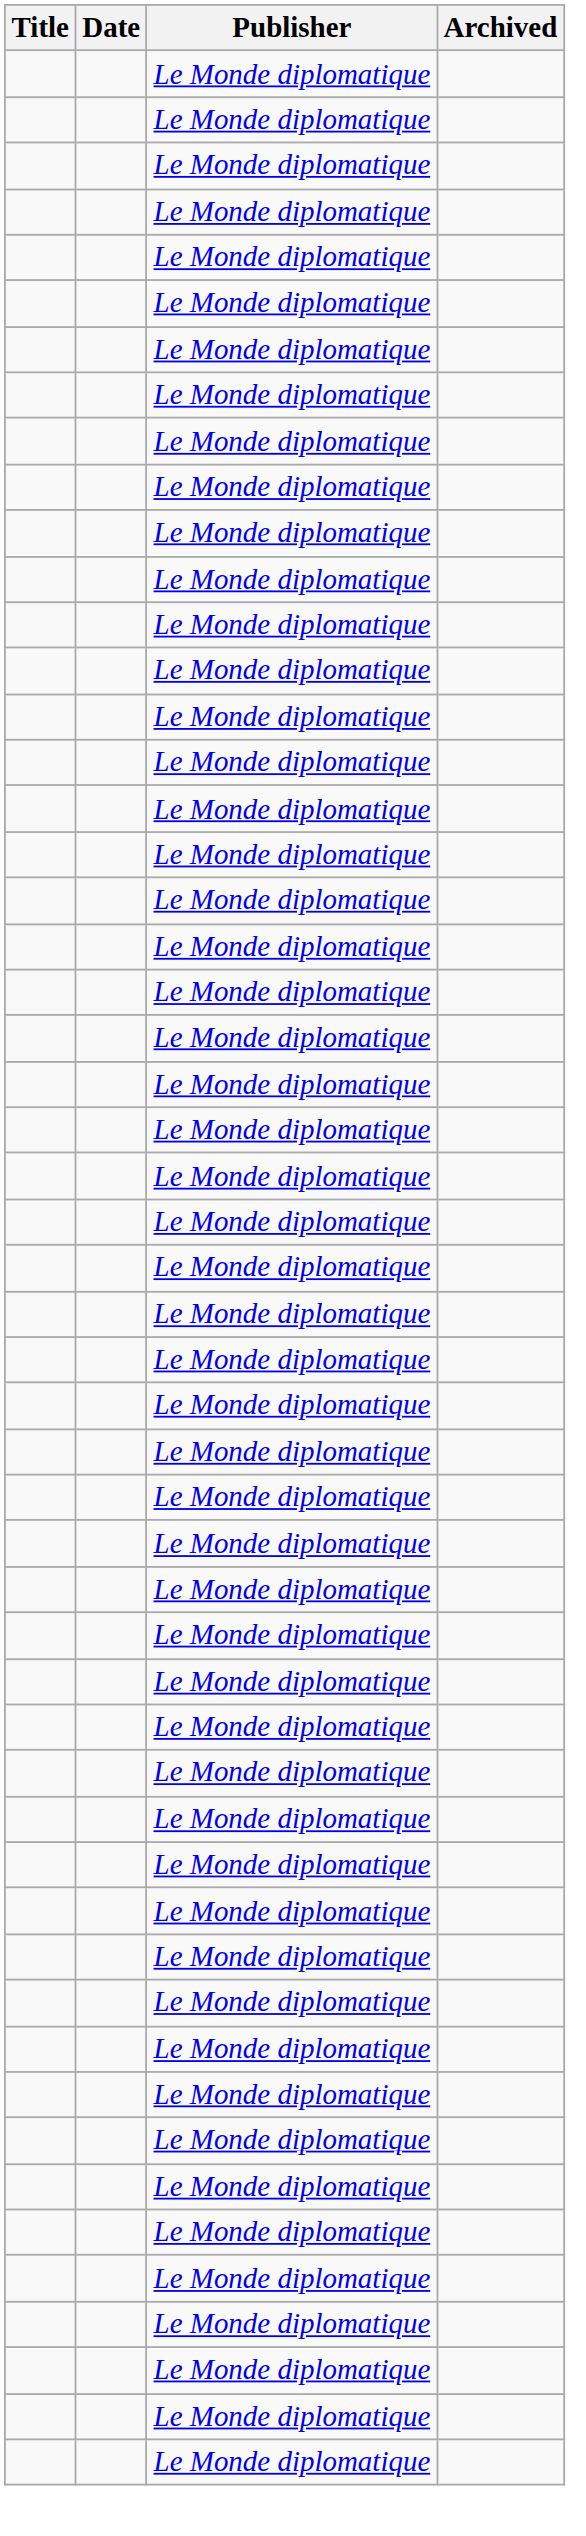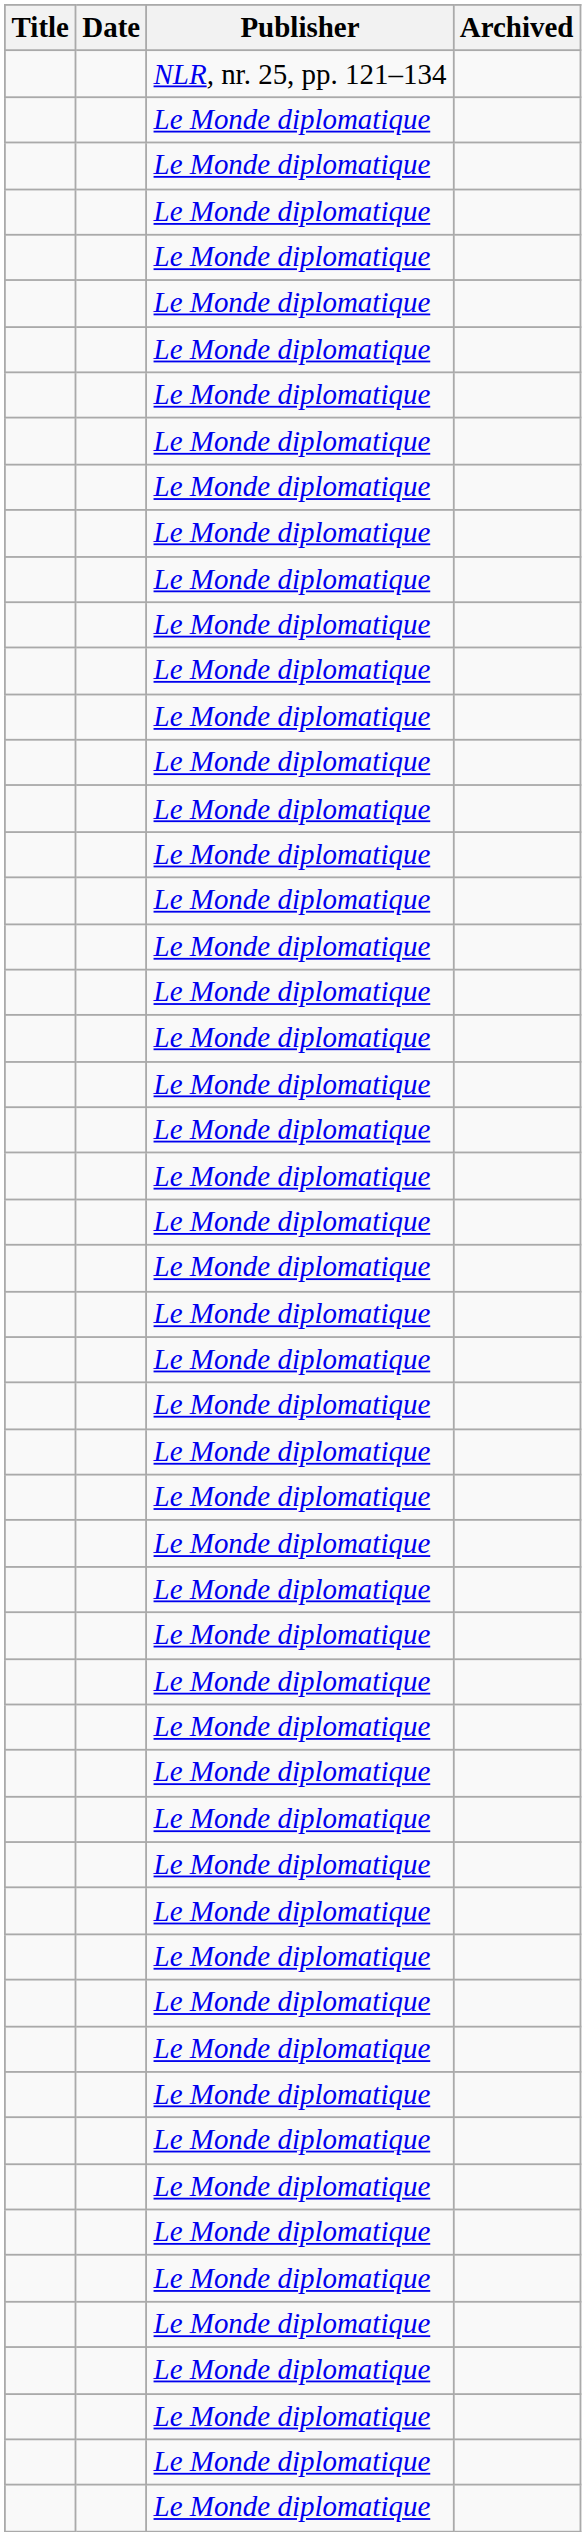+ row: (40, 74)
